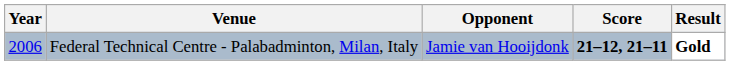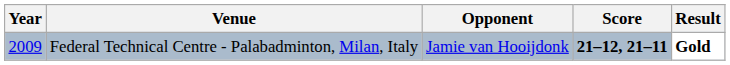(25, 46) 2006 -> (25, 46) 2009
